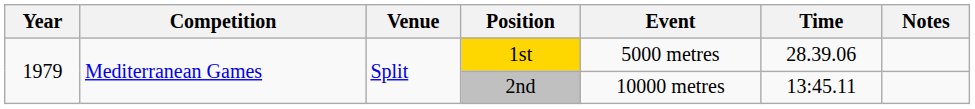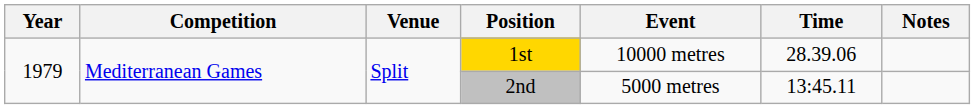(671, 54) 5000 metres -> (671, 54) 10000 metres
(671, 87) 10000 metres -> (671, 87) 5000 metres
